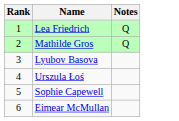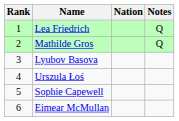+ column: (128, 12)
